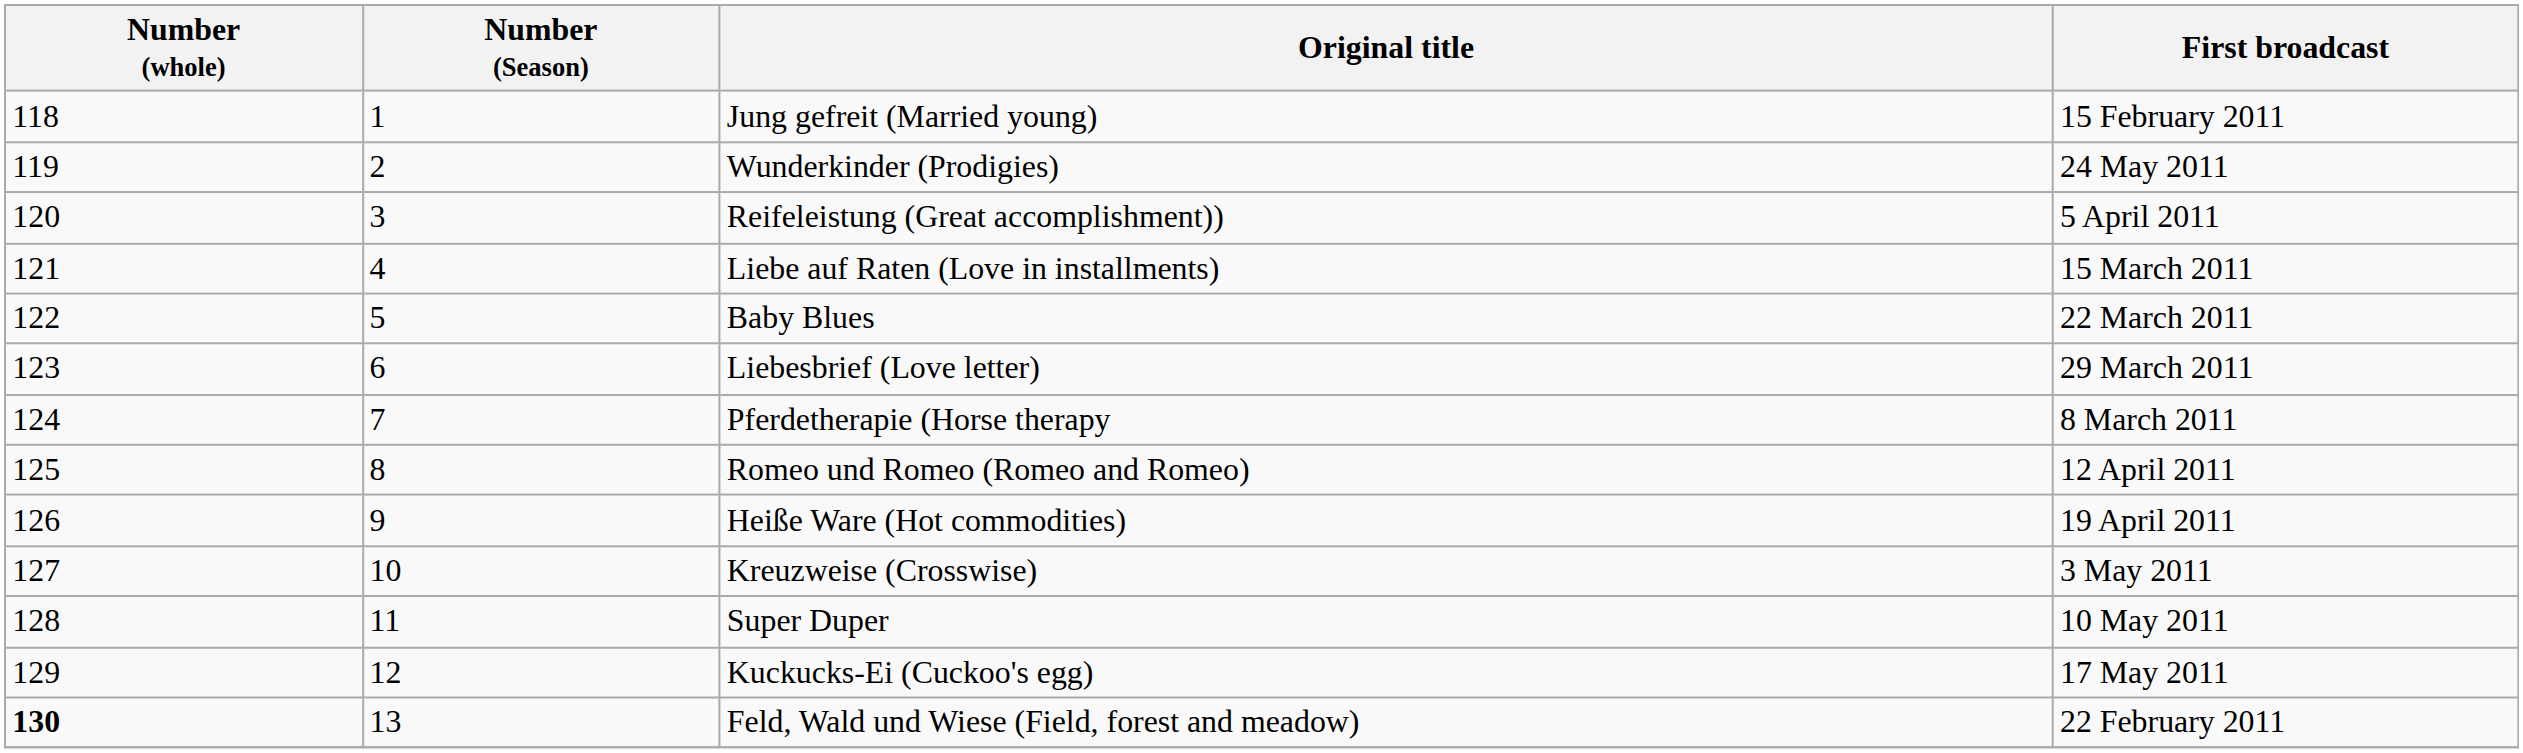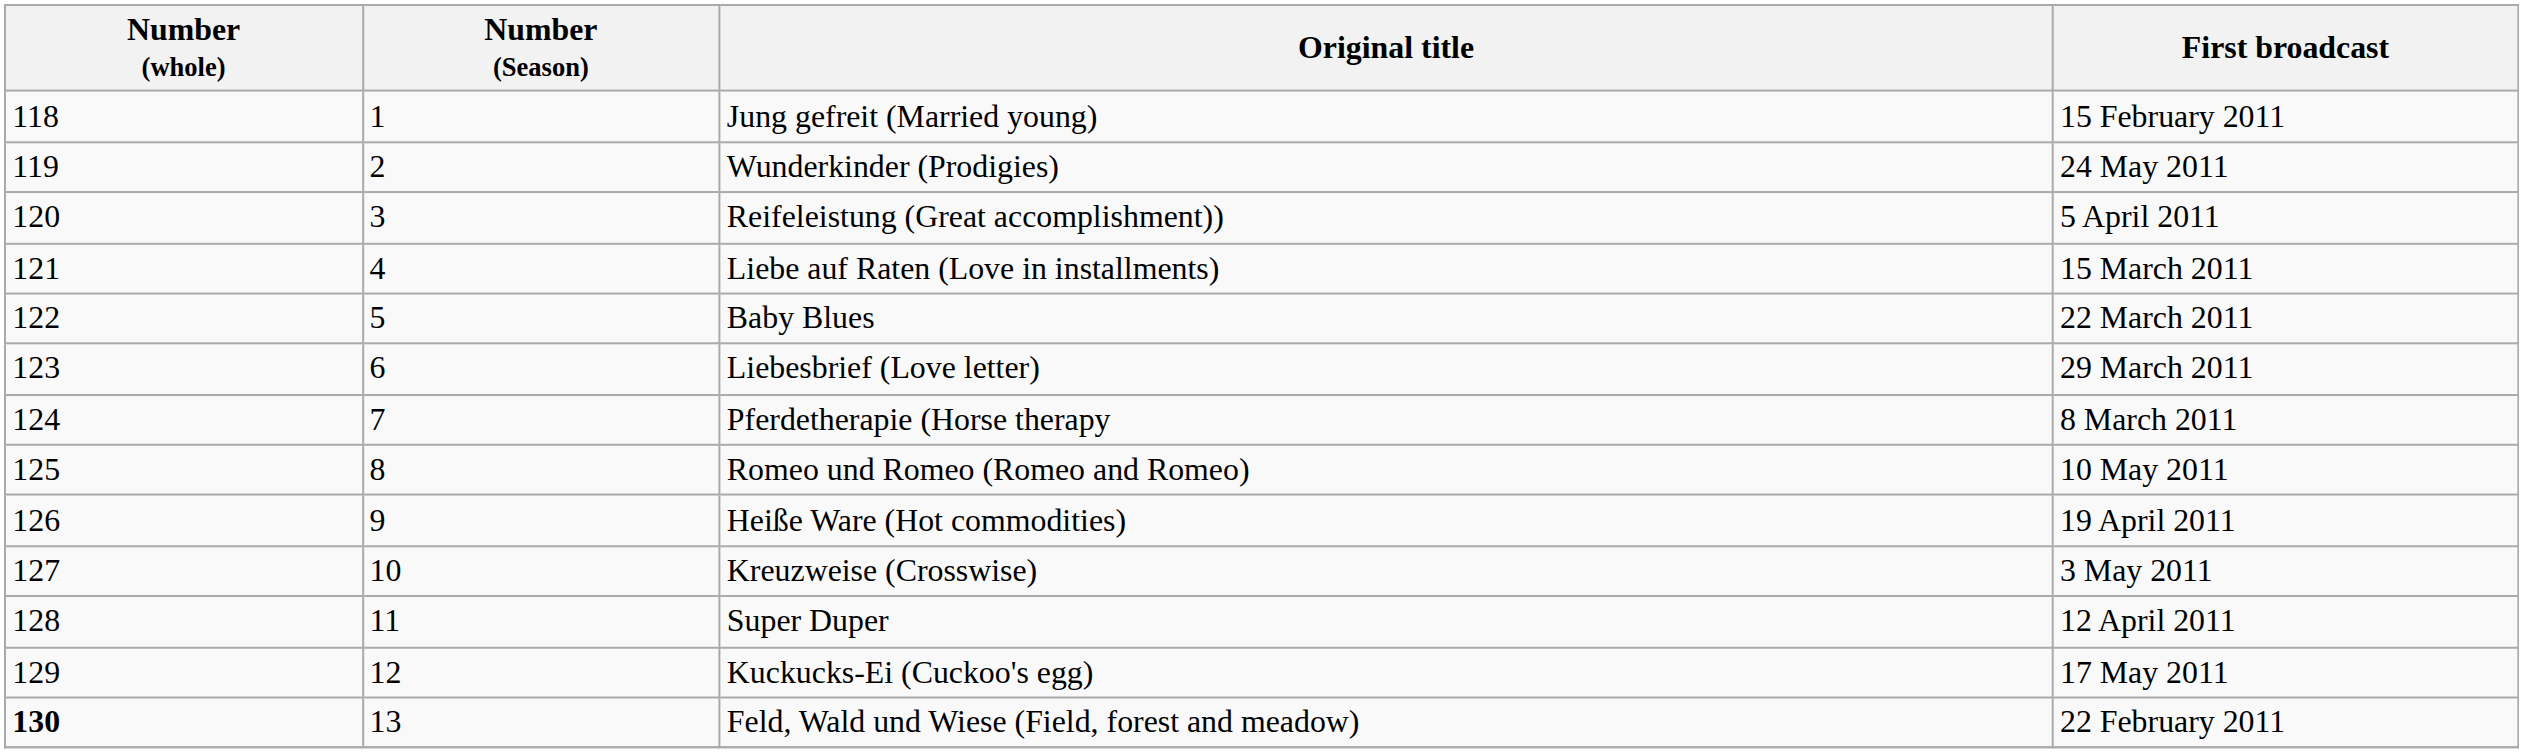(2148, 469) 12 April 2011 -> (2144, 469) 10 May 2011
(2144, 621) 10 May 2011 -> (2148, 621) 12 April 2011
